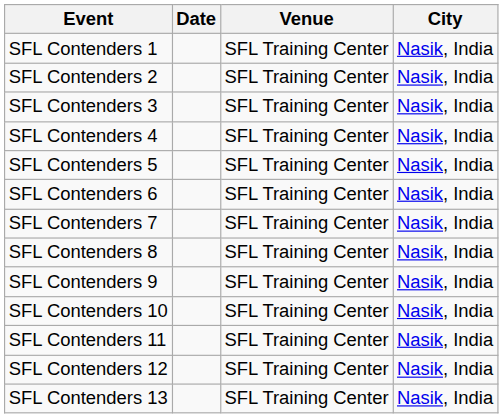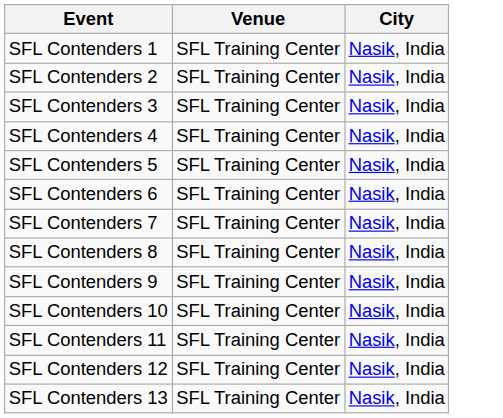- column: (196, 19)
